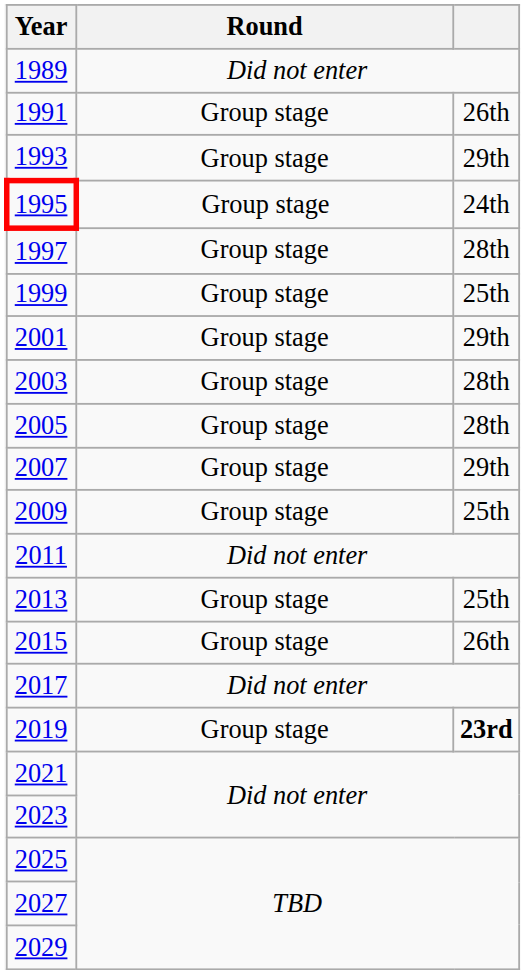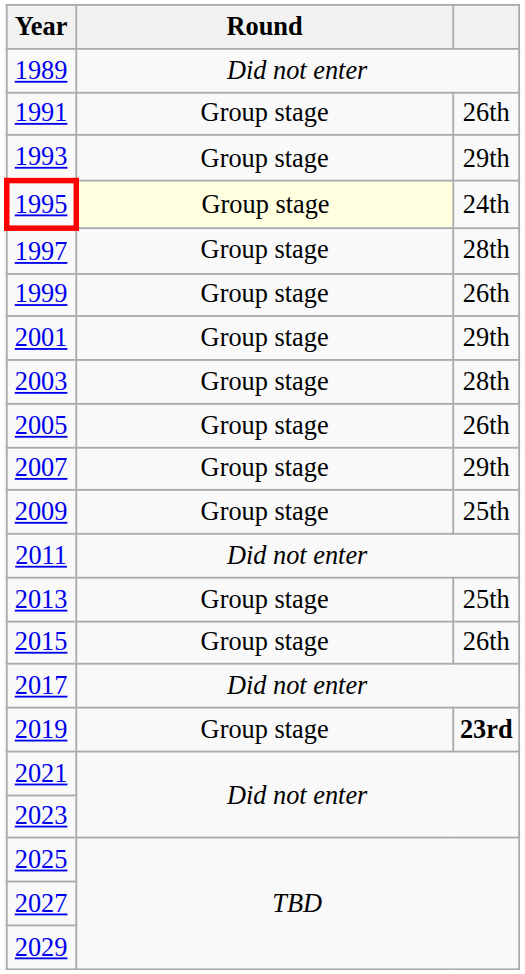(266, 204) no background -> (266, 204) lightyellow background
(486, 294) 25th -> (486, 294) 26th
(486, 425) 28th -> (486, 425) 26th
